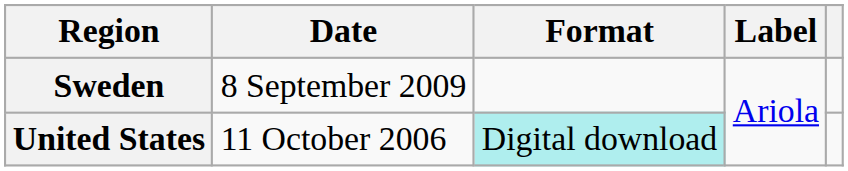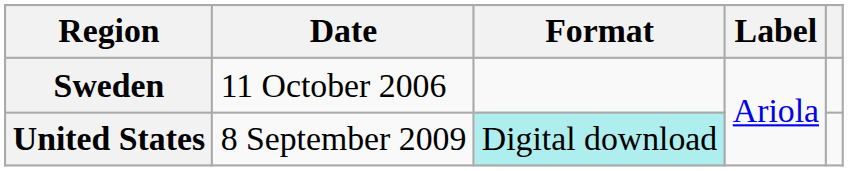(343, 84) 8 September 2009 -> (333, 84) 11 October 2006
(333, 138) 11 October 2006 -> (343, 138) 8 September 2009
